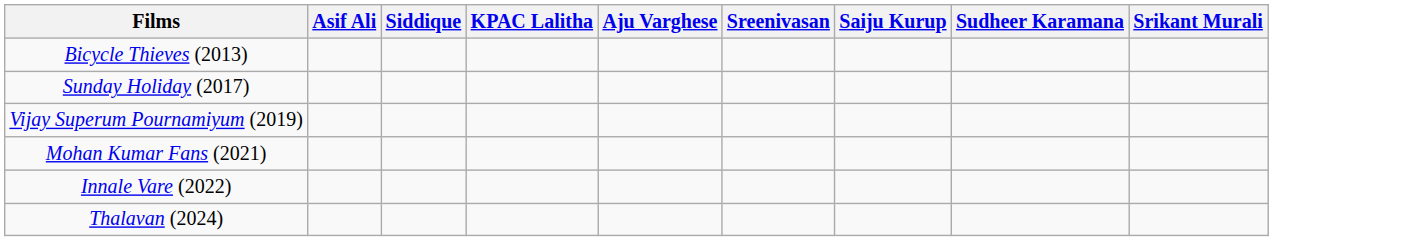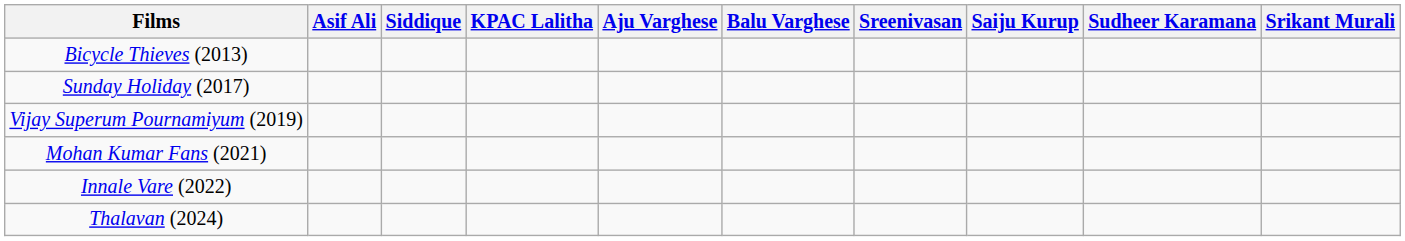+ column: (788, 21)
